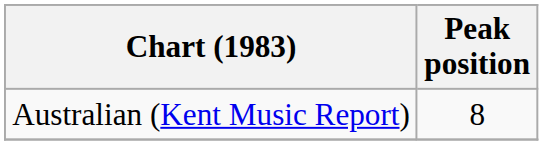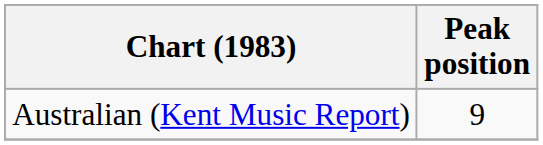(477, 113) 8 -> (477, 113) 9
